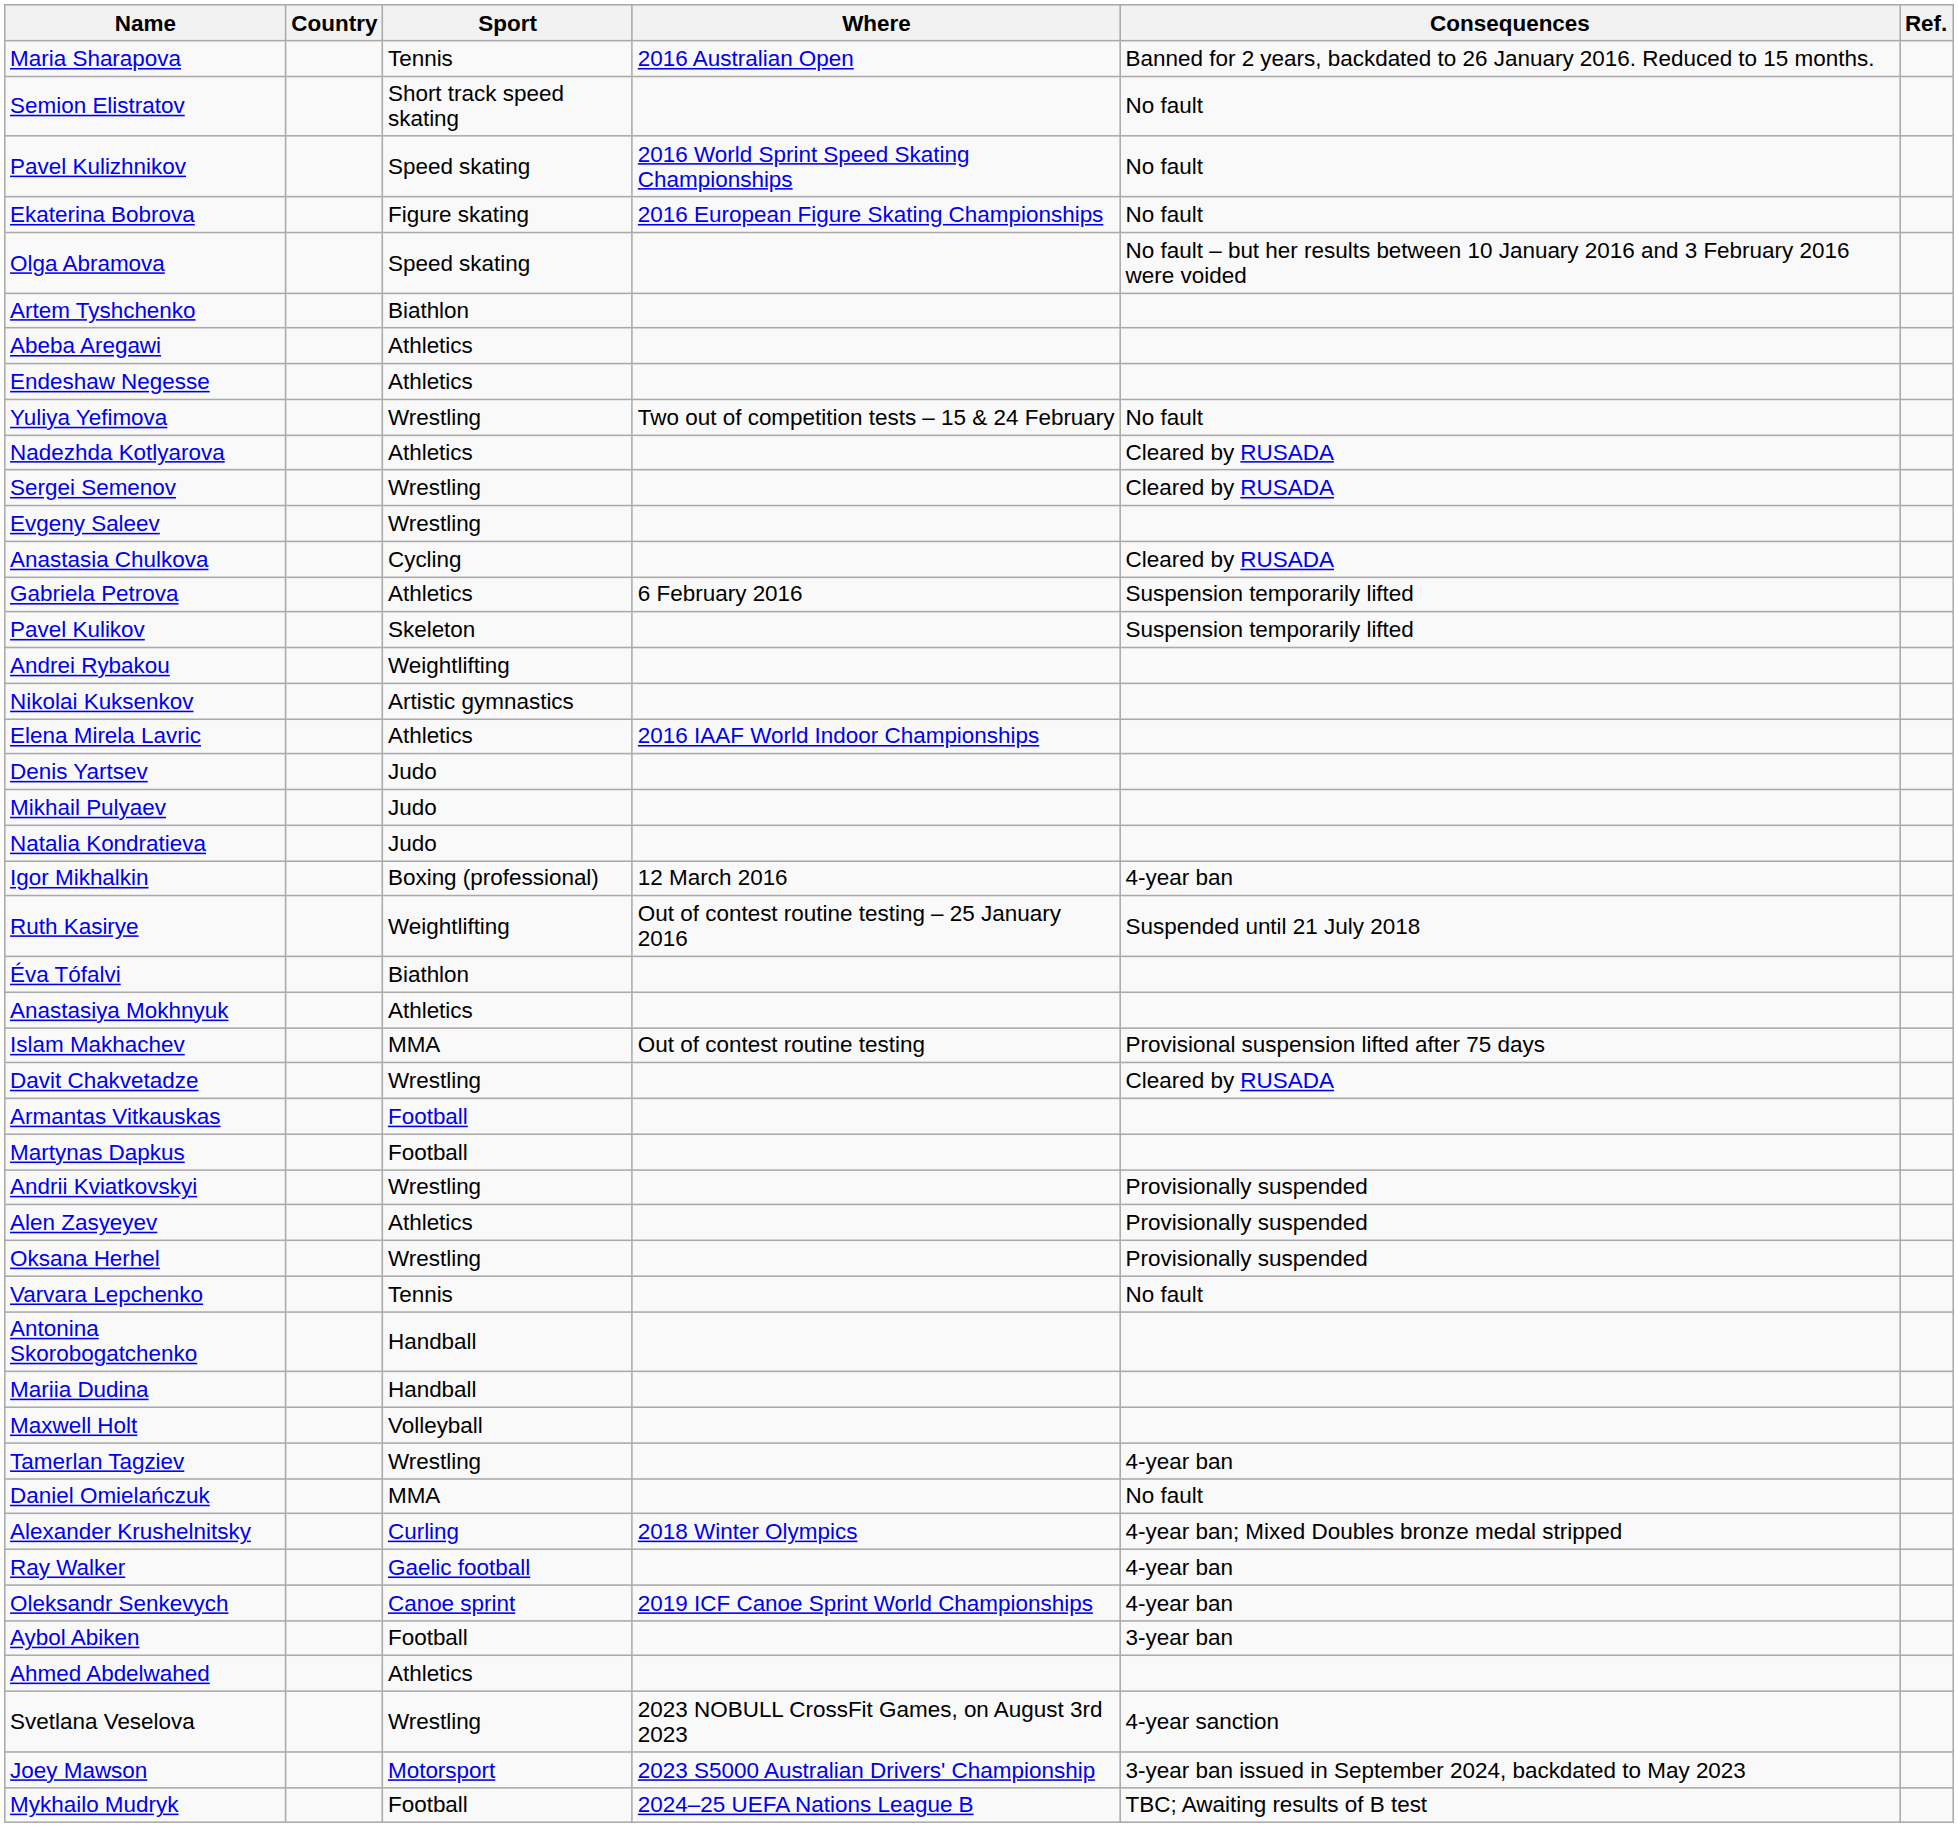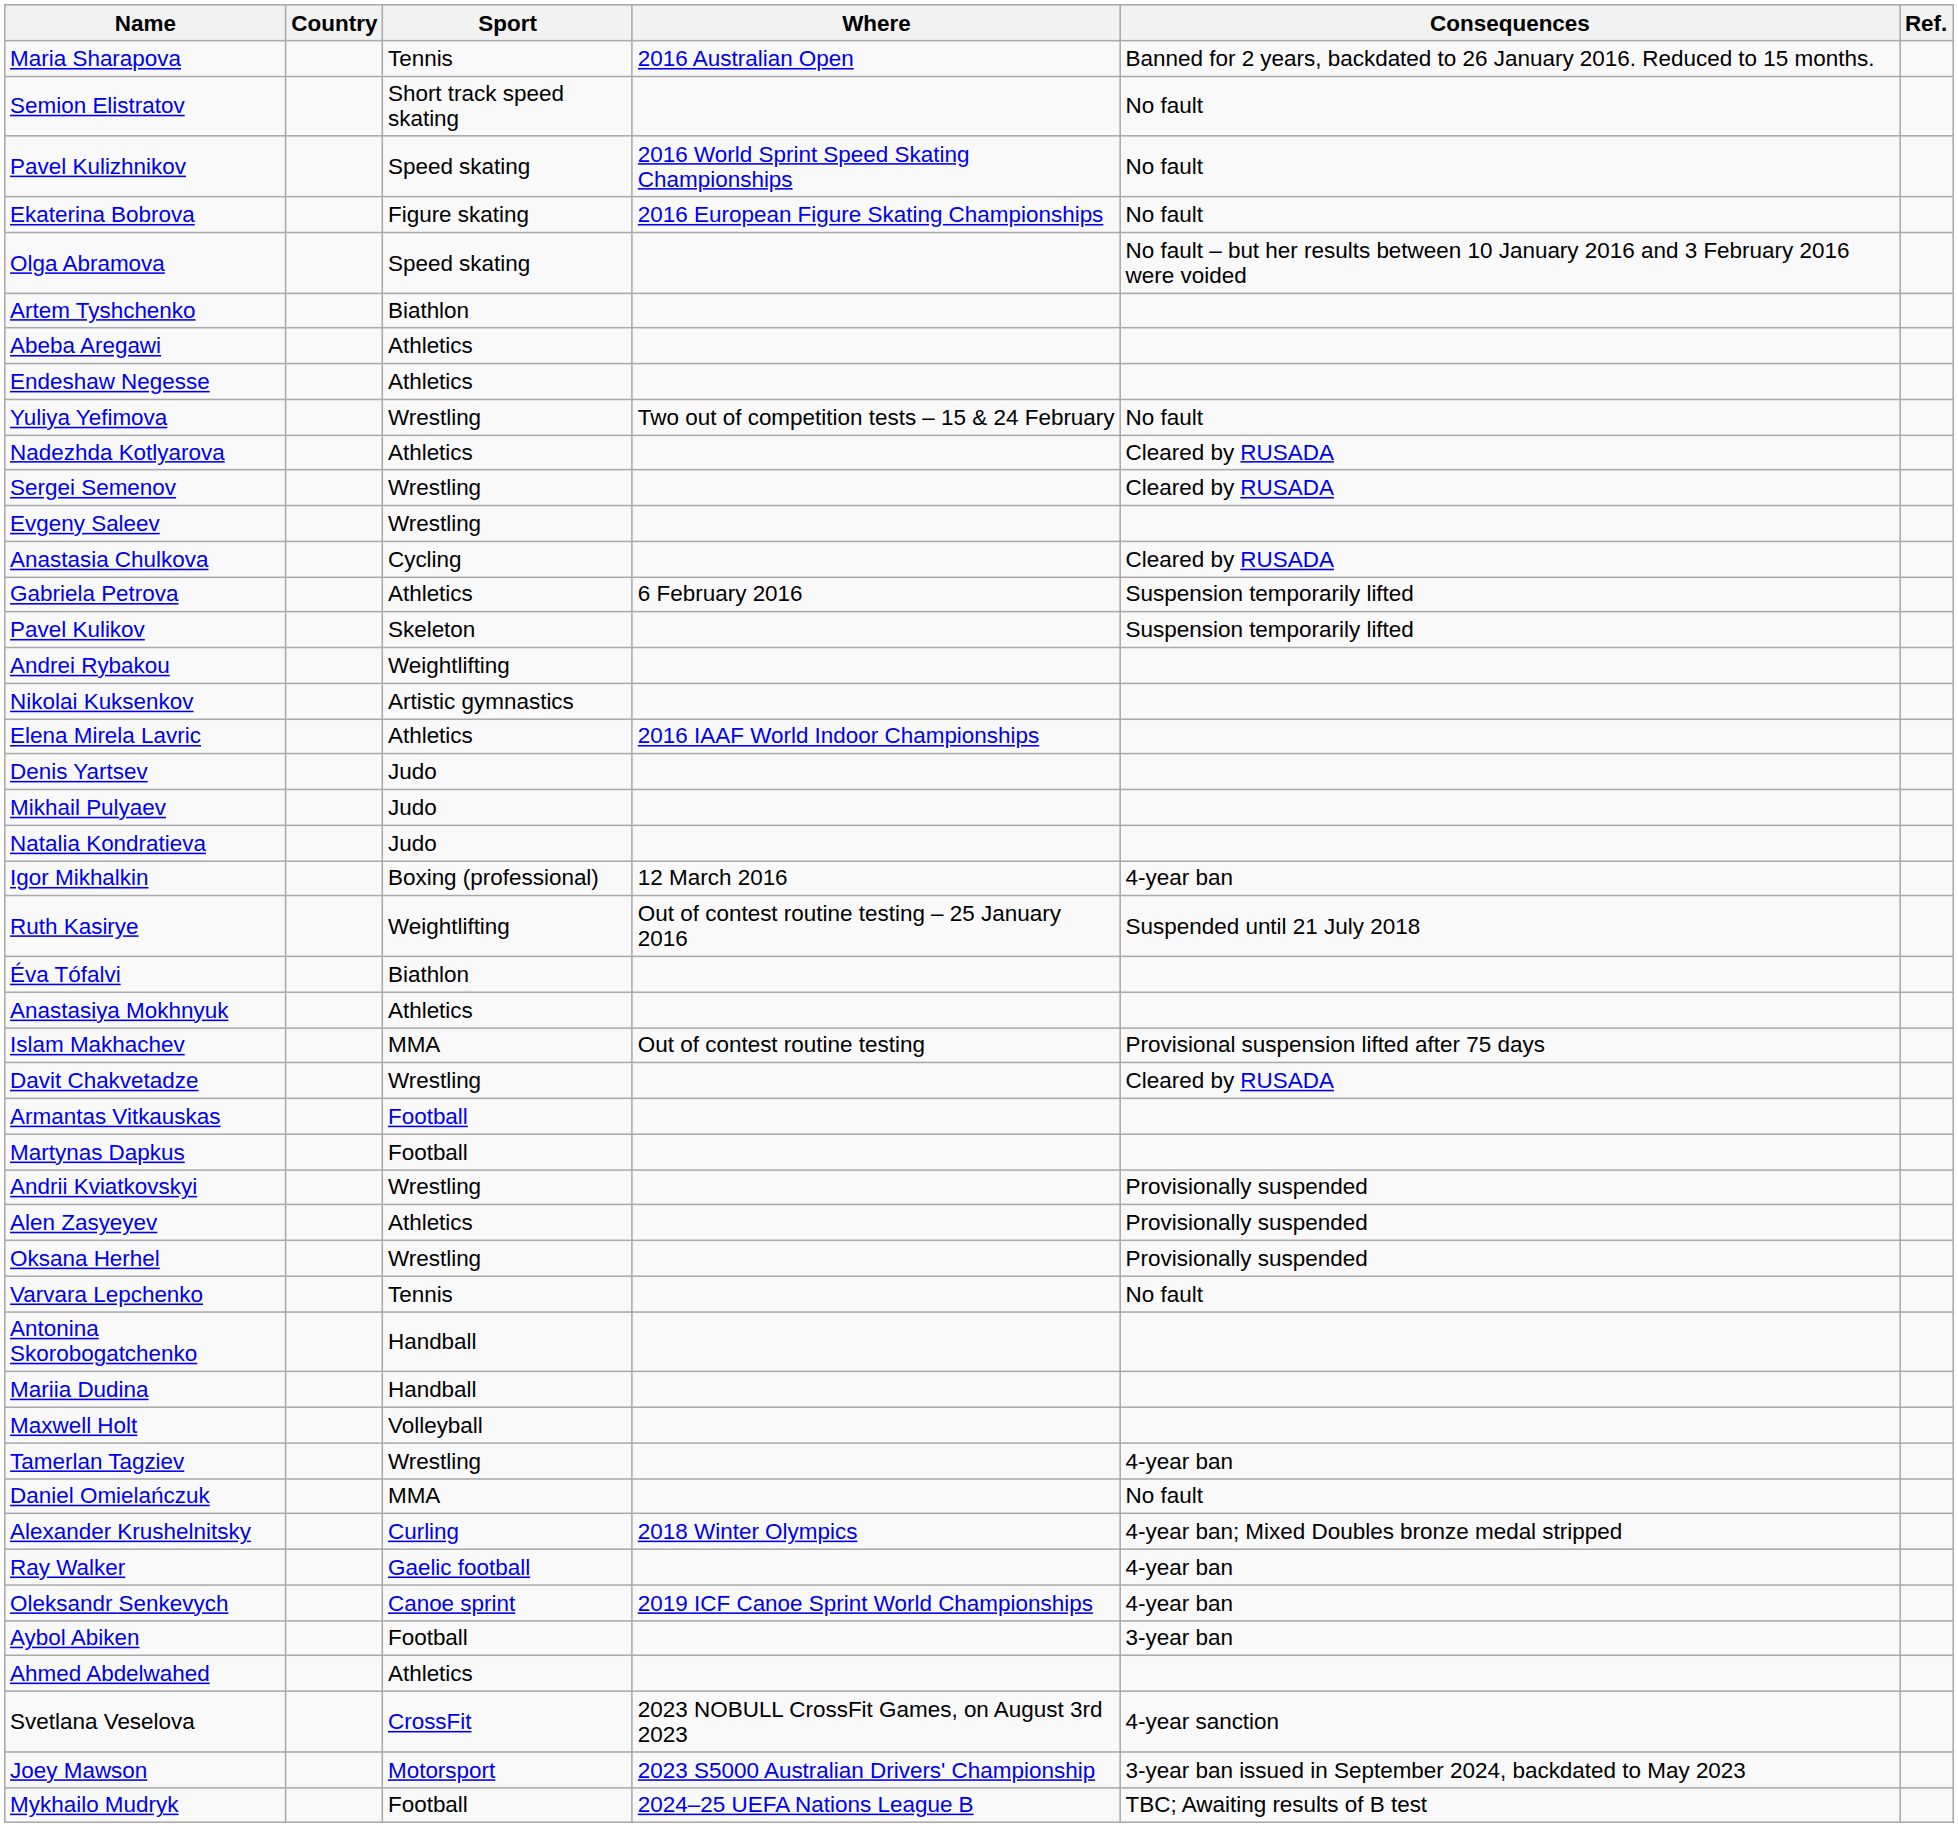(435, 1722) Wrestling -> (430, 1722) CrossFit
